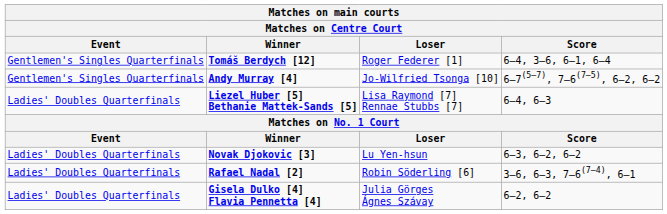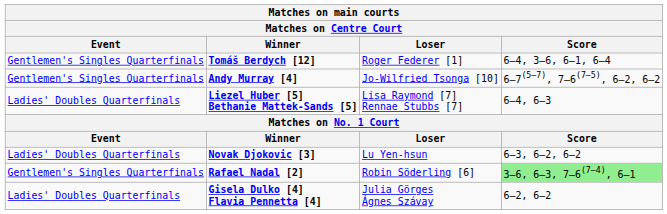(94, 173) Ladies' Doubles Quarterfinals -> (106, 173) Gentlemen's Singles Quarterfinals
(569, 173) no background -> (569, 173) lightgreen background
